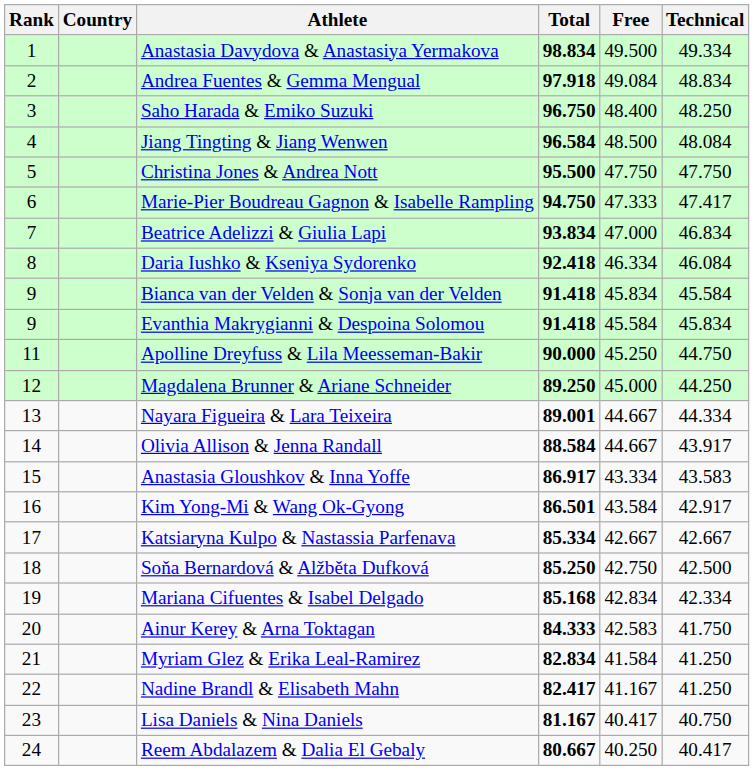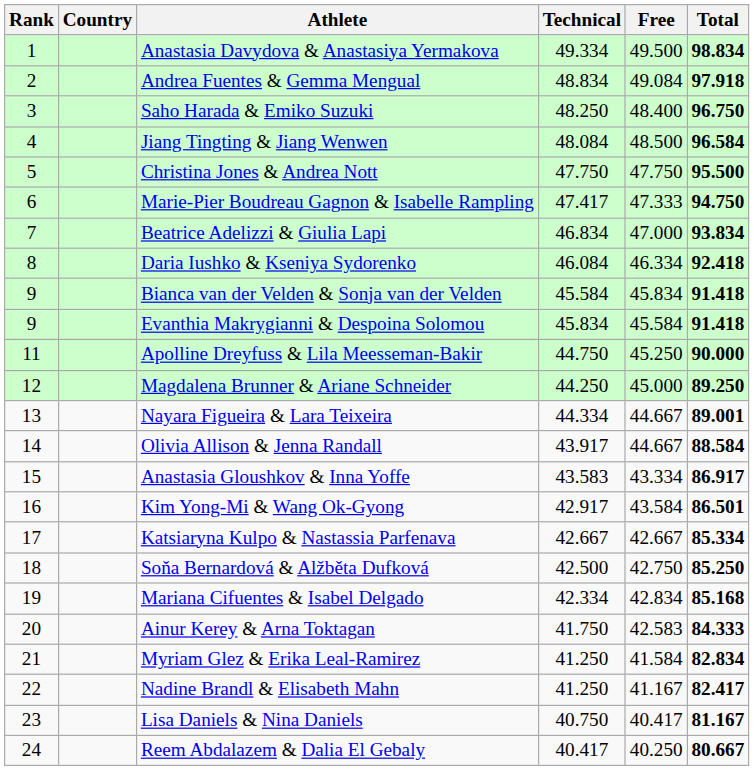columns swapped: (705, 19) <-> (569, 19)
